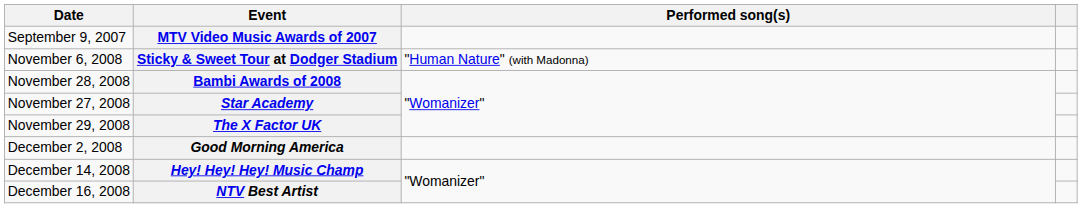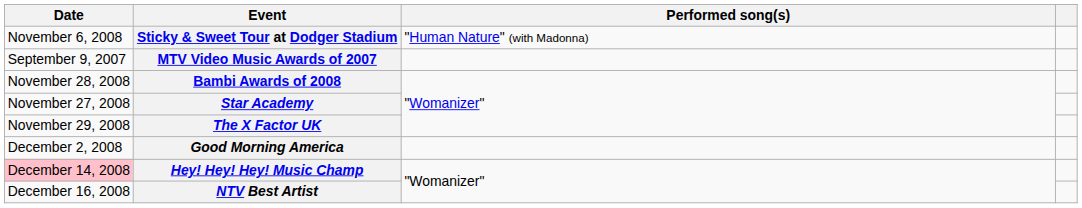rows swapped: (267, 37) <-> (267, 59)
(69, 170) no background -> (69, 170) pink background
